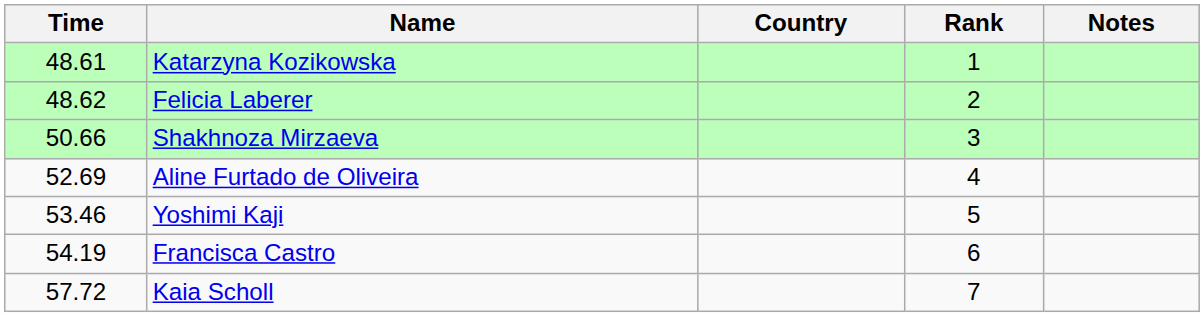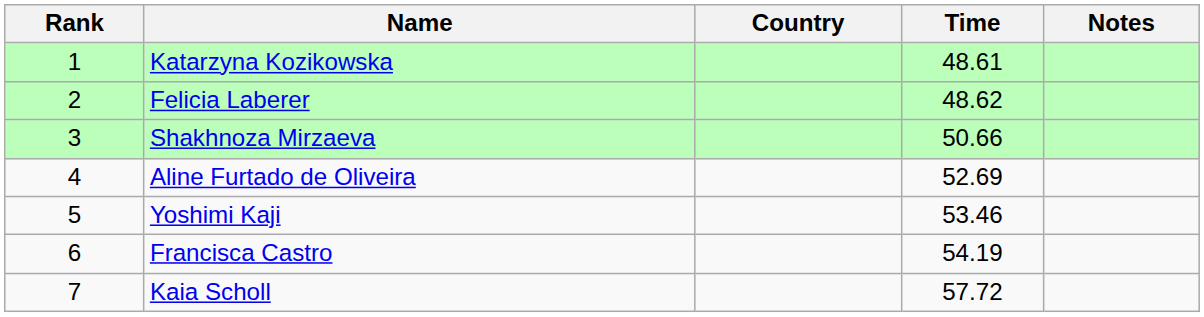columns swapped: (974, 23) <-> (76, 23)
